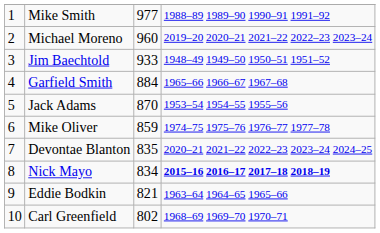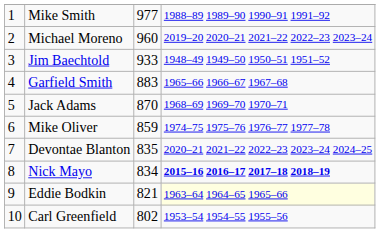(147, 82) 884 -> (147, 82) 883
(226, 104) 1953–54 1954–55 1955–56 -> (226, 104) 1968–69 1969–70 1970–71
(226, 194) no background -> (226, 194) lightyellow background
(226, 216) 1968–69 1969–70 1970–71 -> (226, 216) 1953–54 1954–55 1955–56
